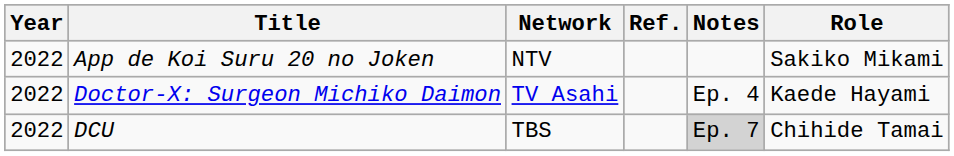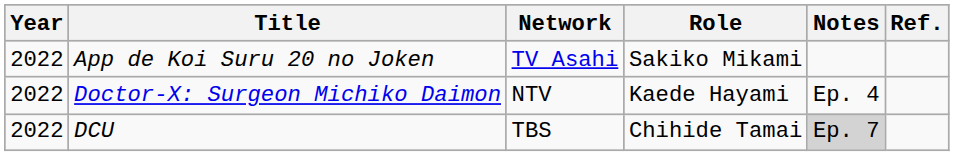columns swapped: (857, 23) <-> (656, 23)
(532, 59) NTV -> (565, 59) TV Asahi
(565, 95) TV Asahi -> (532, 95) NTV
